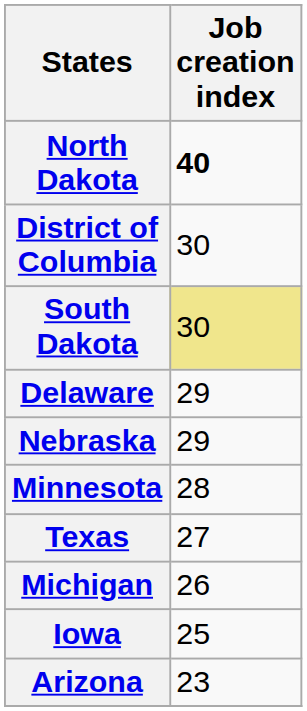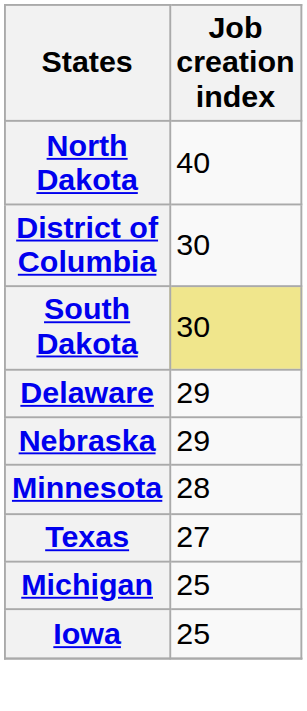(193, 162) bold -> (193, 162) normal
(193, 585) 26 -> (193, 585) 25
- row: (87, 681)
